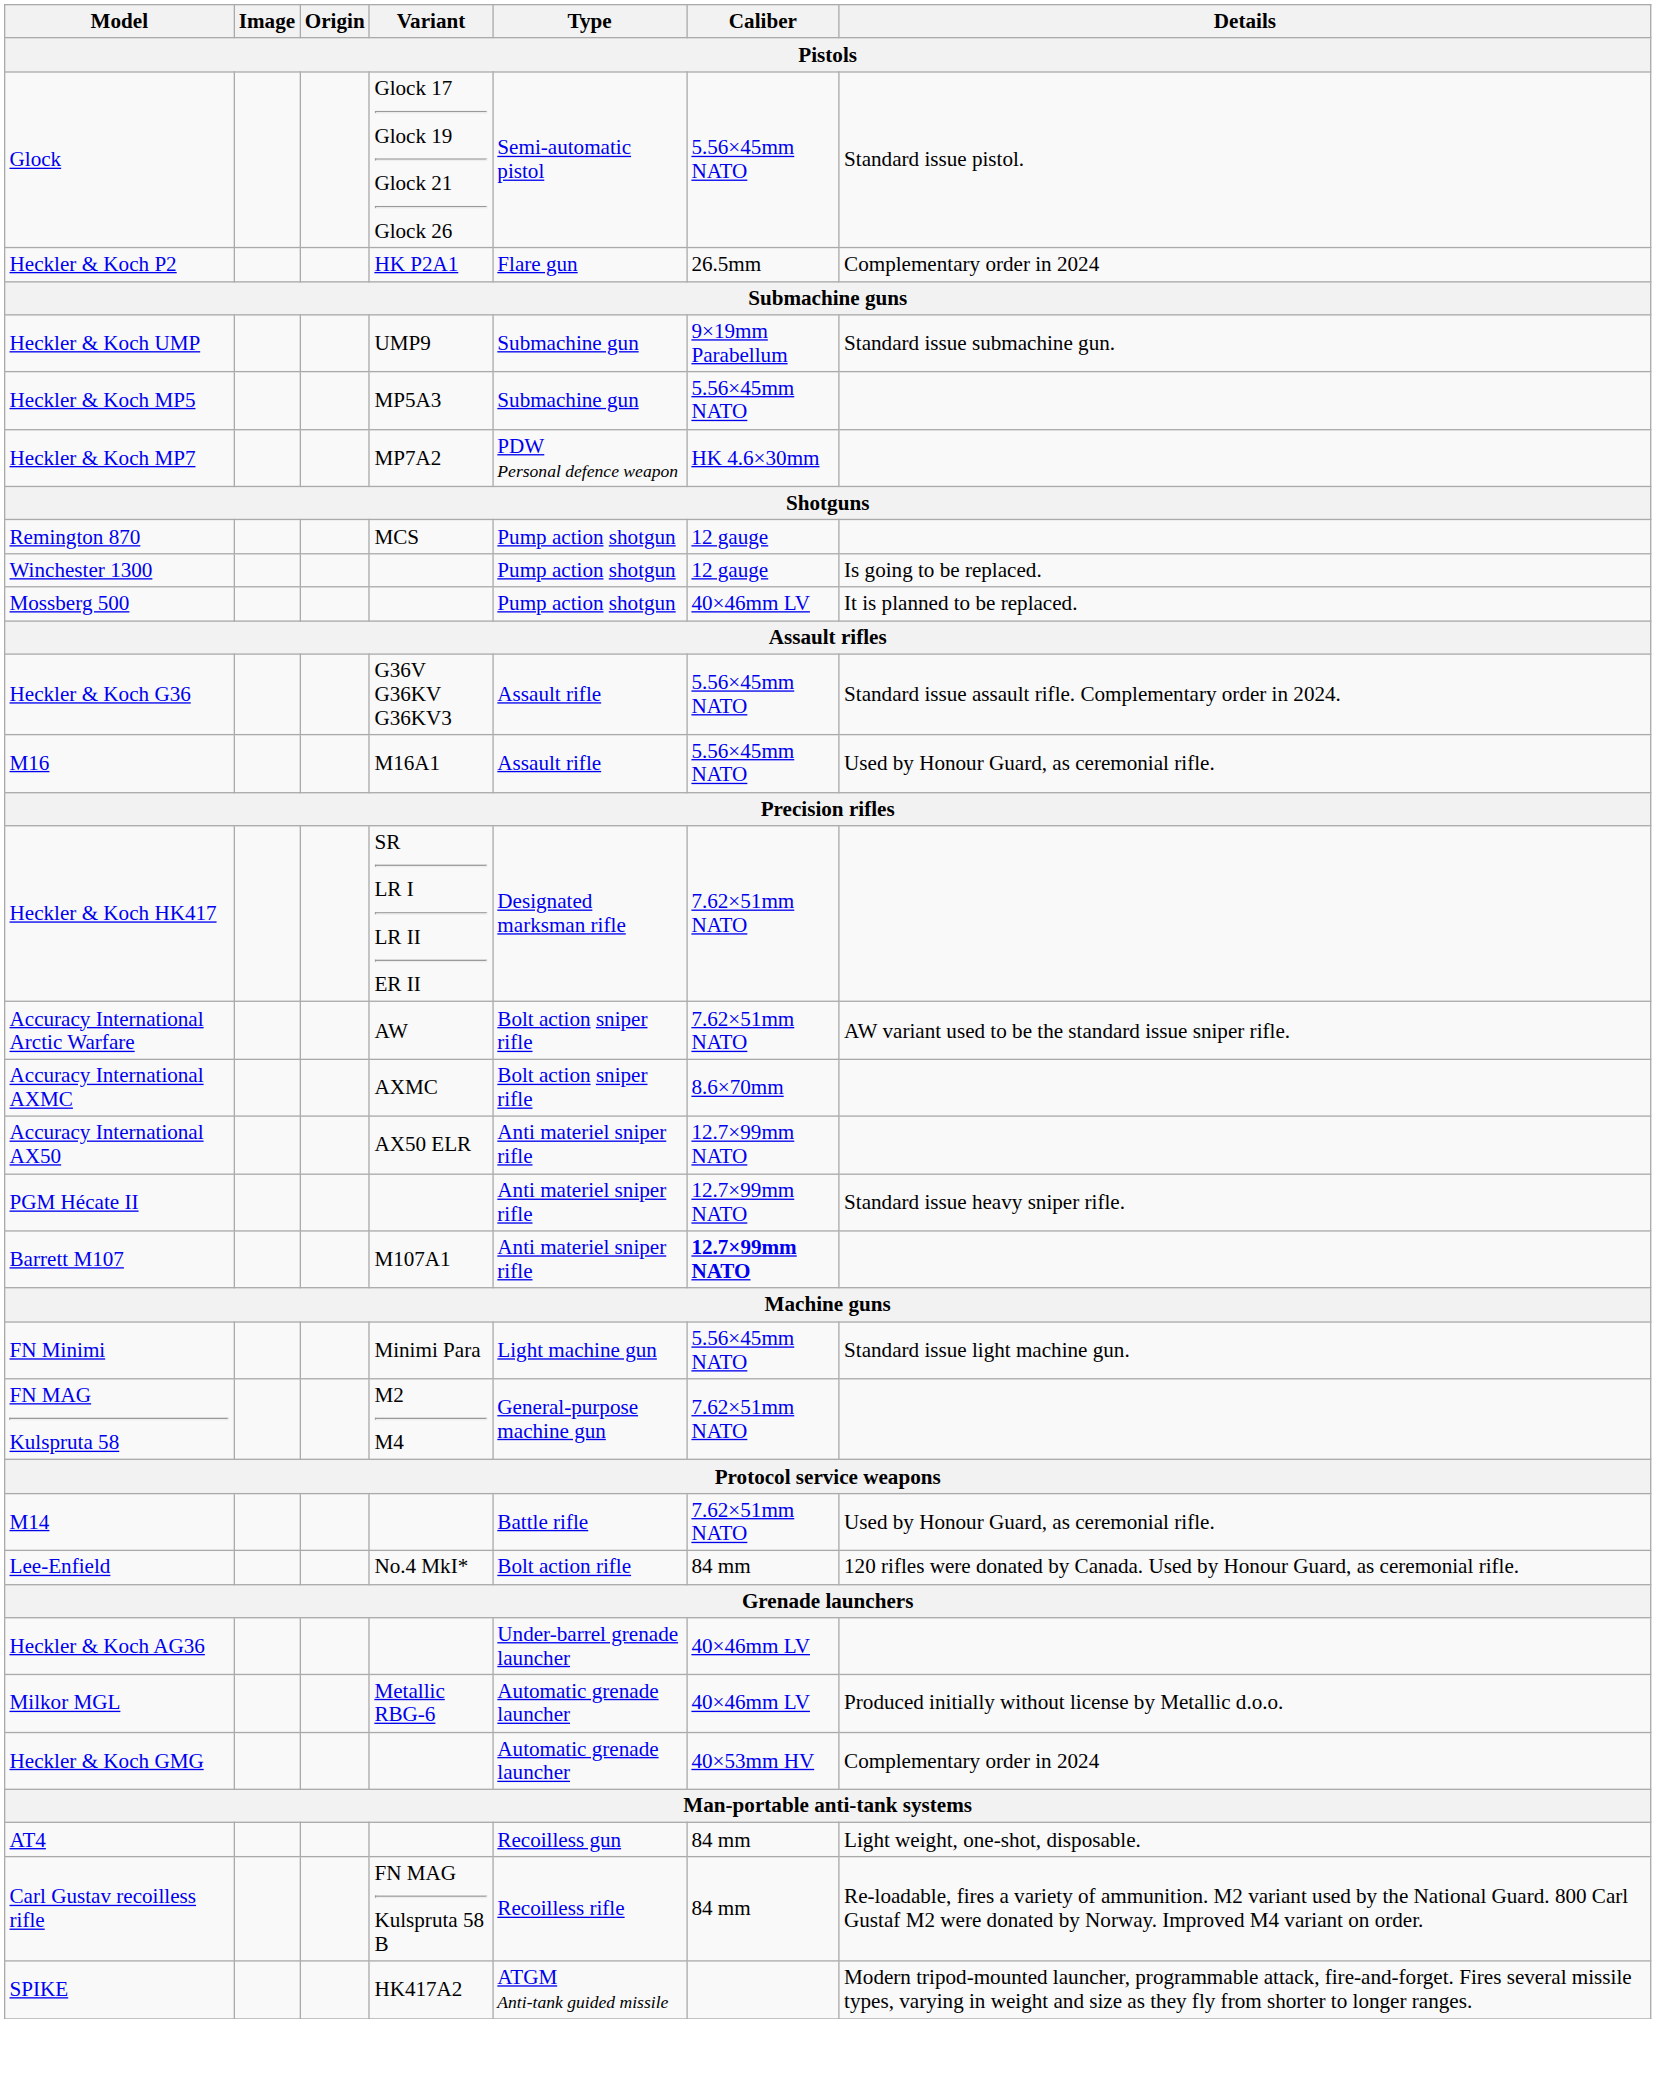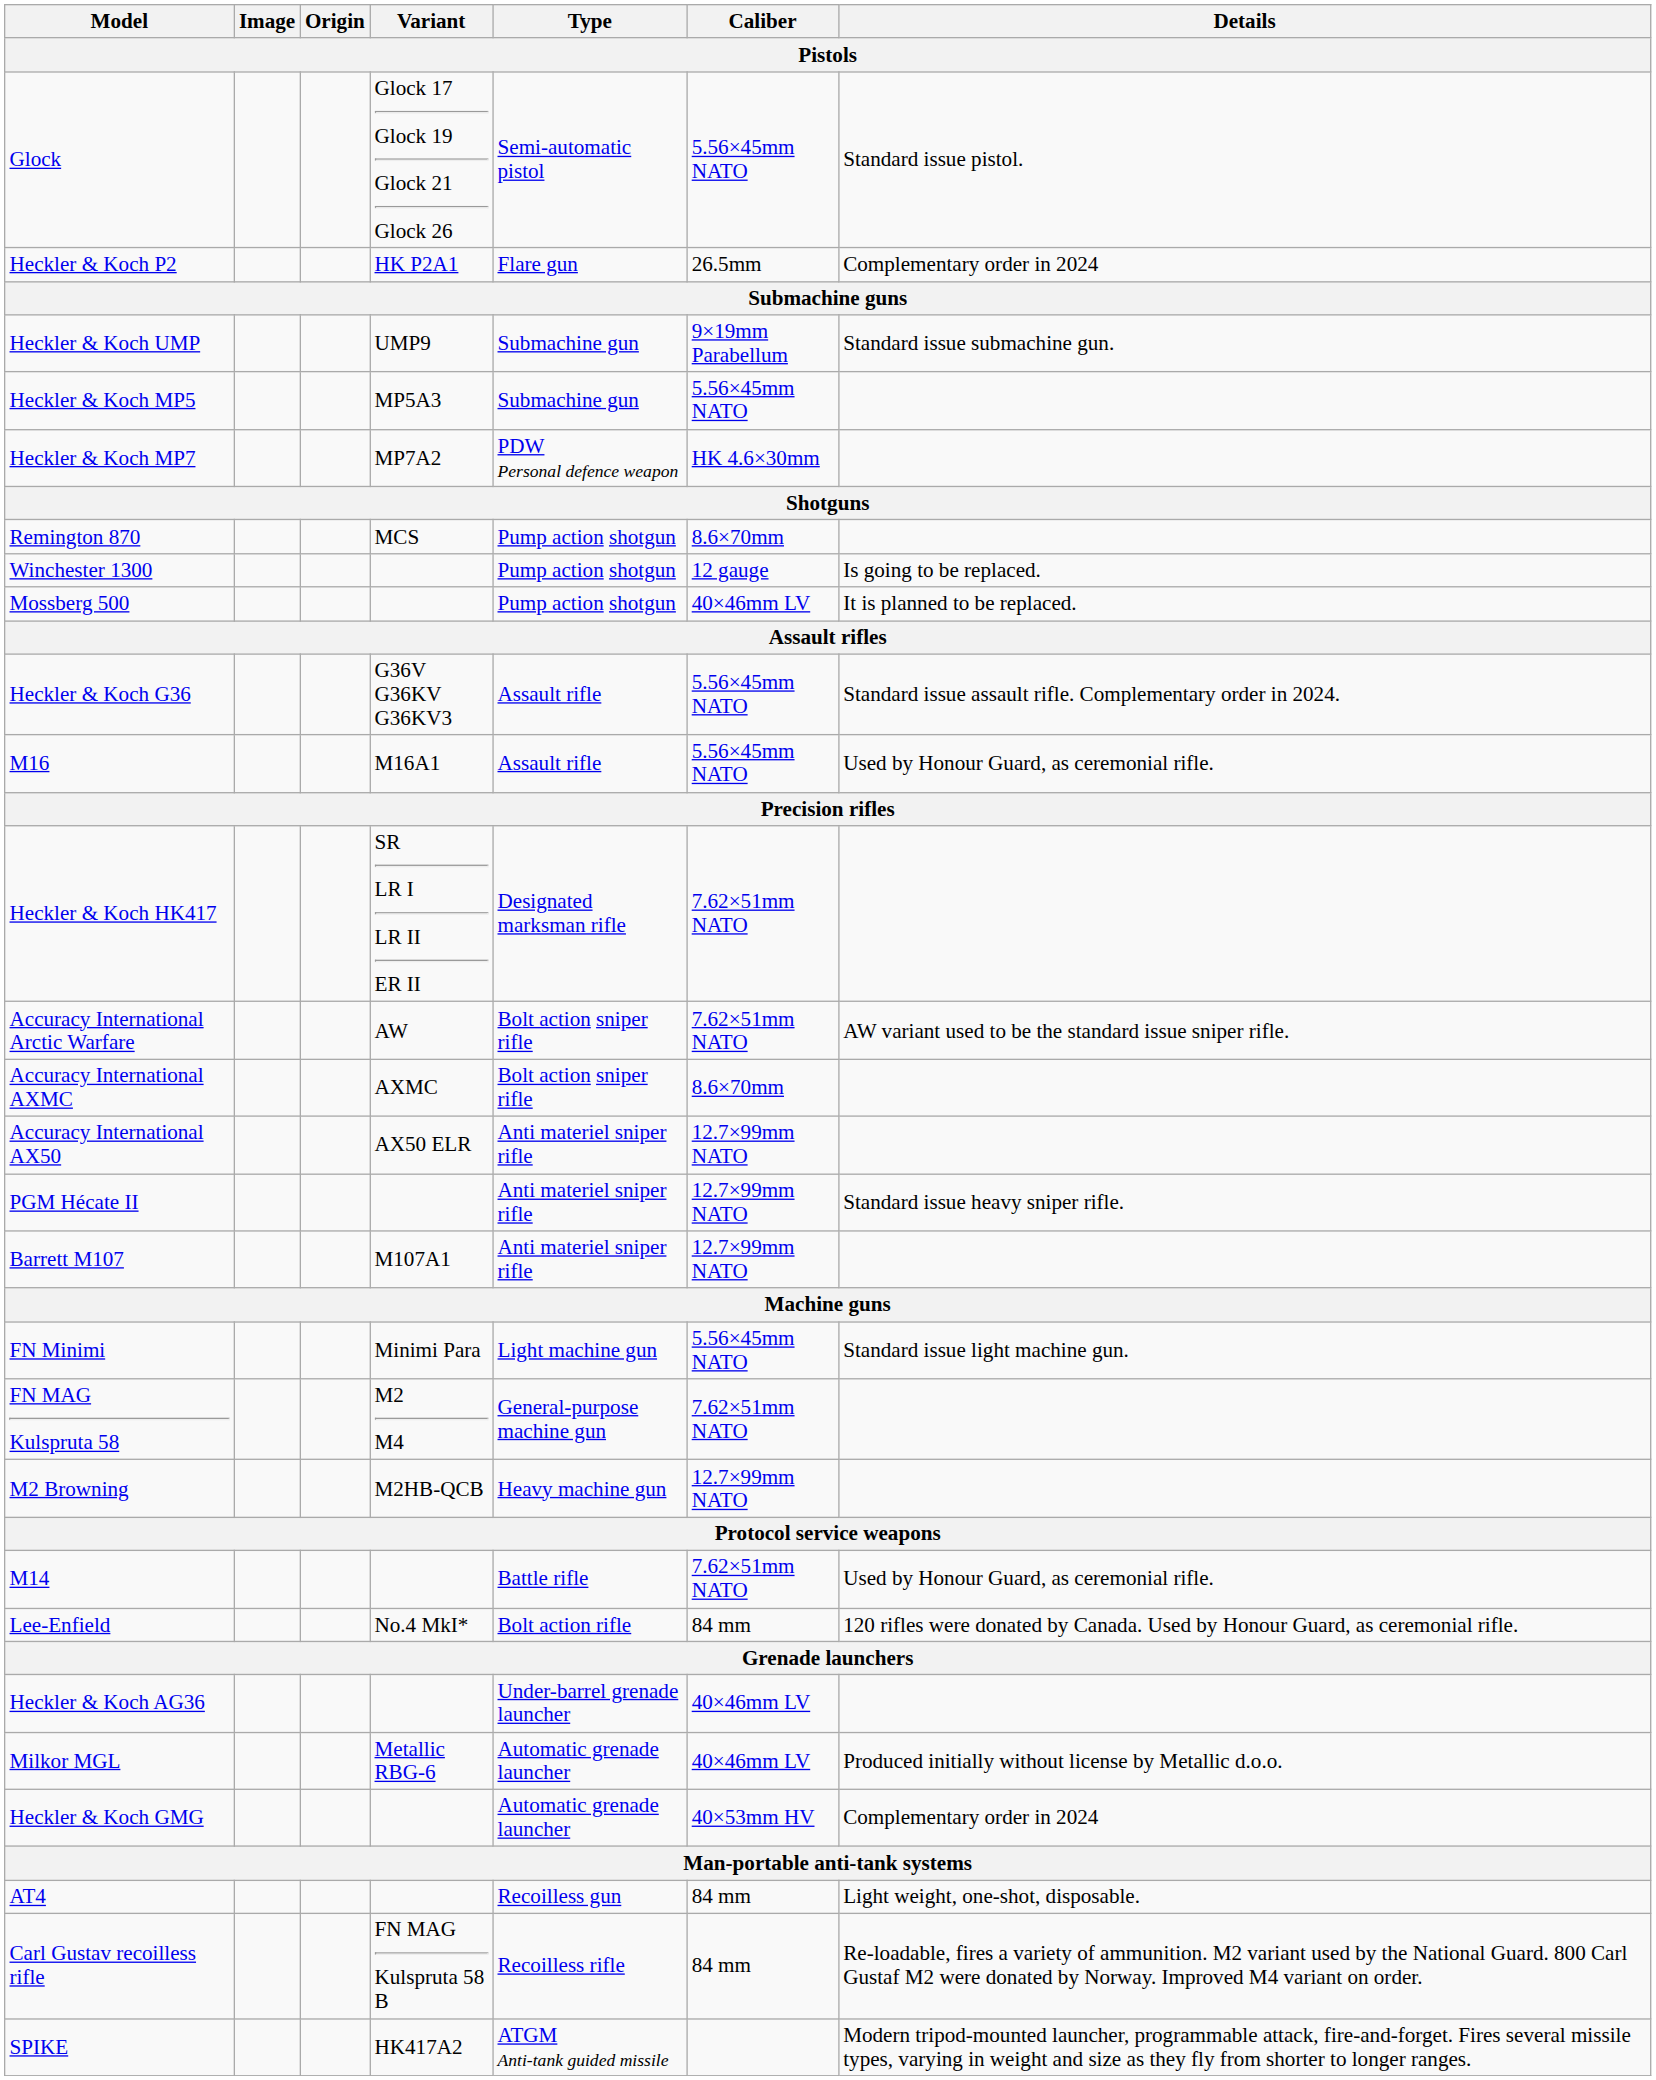(730, 536) 12 gauge -> (738, 536) 8.6×70mm
(744, 1259) bold -> (743, 1259) normal
+ row: (69, 1488)
